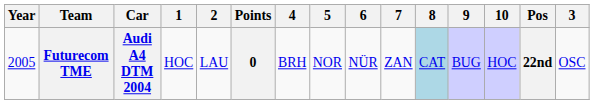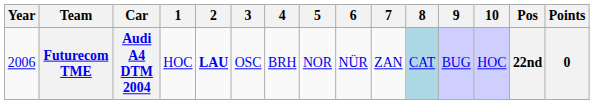columns swapped: (572, 16) <-> (253, 16)
(22, 63) 2005 -> (22, 63) 2006
(214, 63) normal -> (214, 63) bold
